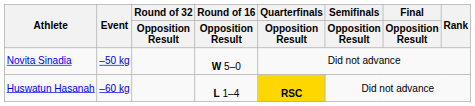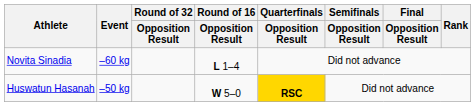(114, 61) –50 kg -> (114, 61) –60 kg
(226, 67) W 5–0 -> (226, 67) L 1–4
(114, 88) –60 kg -> (114, 88) –50 kg
(226, 94) L 1–4 -> (226, 94) W 5–0
